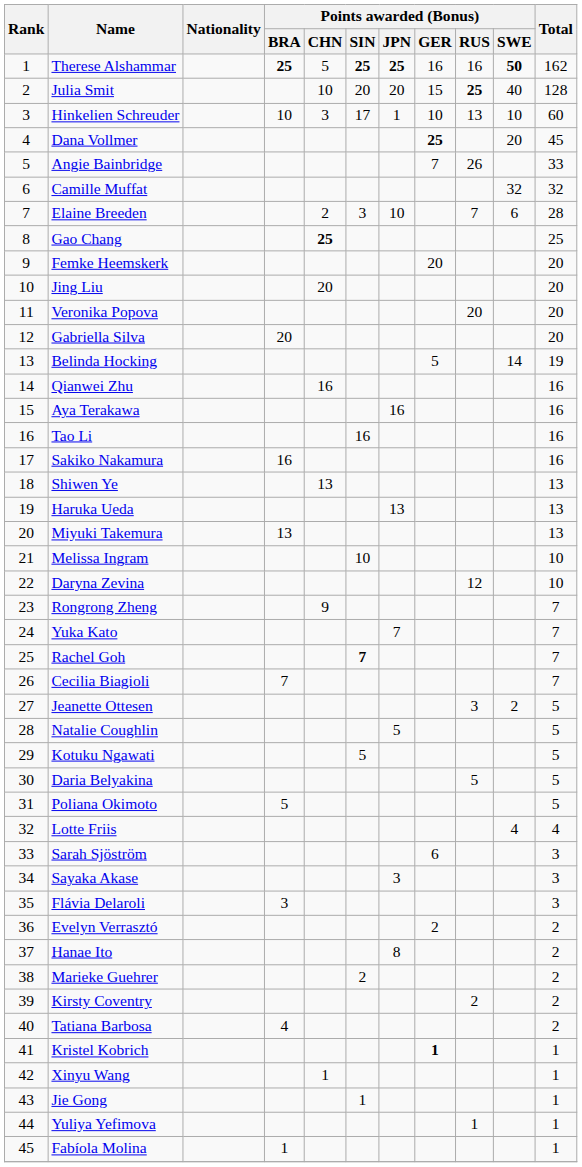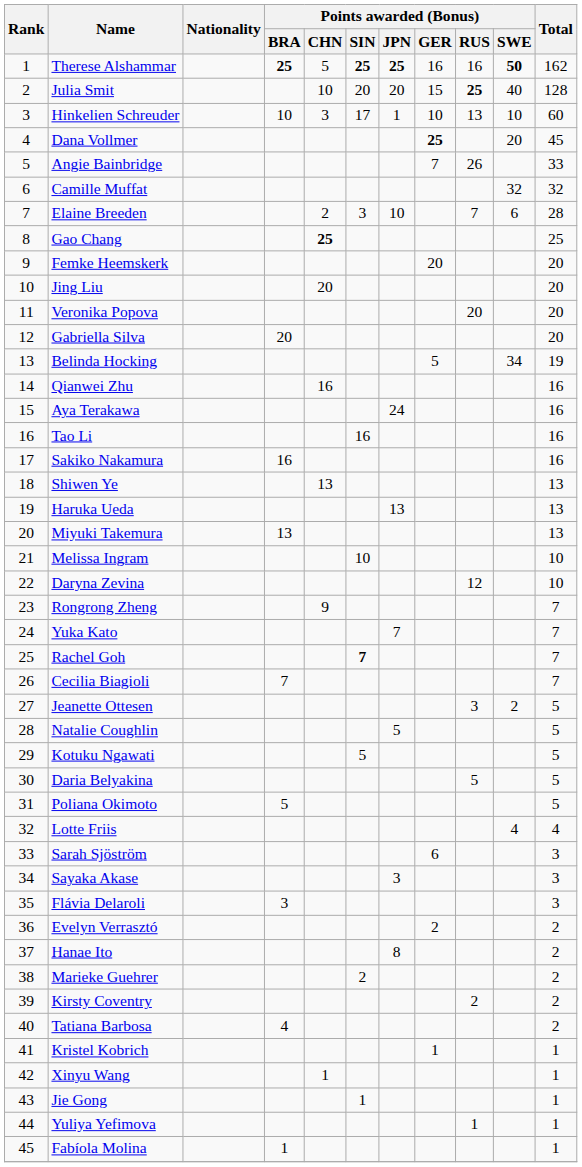(514, 361) 14 -> (514, 361) 34
(397, 410) 16 -> (397, 410) 24
(435, 1050) bold -> (435, 1050) normal
